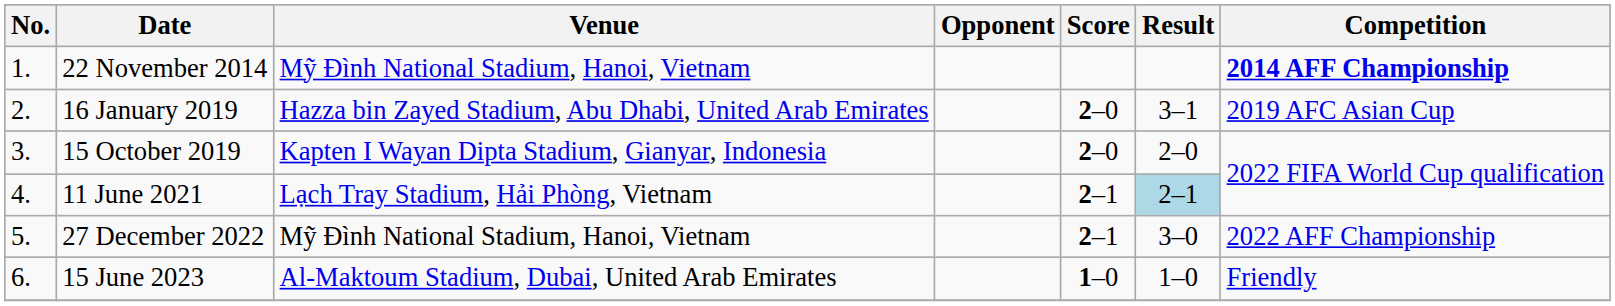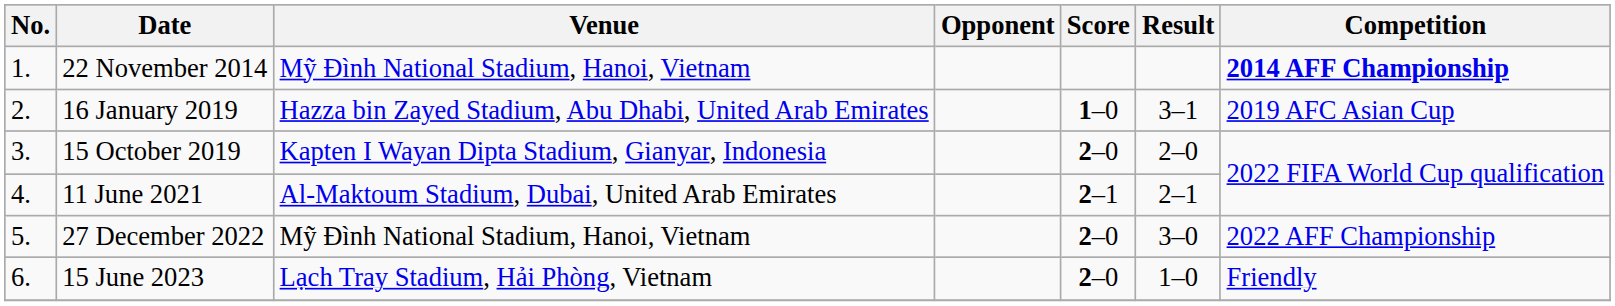(1098, 109) 2–0 -> (1098, 109) 1–0
(496, 194) Lạch Tray Stadium, Hải Phòng, Vietnam -> (558, 194) Al-Maktoum Stadium, Dubai, United Arab Emirates
(1178, 194) lightblue background -> (1178, 194) no background
(1098, 236) 2–1 -> (1098, 236) 2–0
(558, 278) Al-Maktoum Stadium, Dubai, United Arab Emirates -> (496, 278) Lạch Tray Stadium, Hải Phòng, Vietnam
(1098, 278) 1–0 -> (1098, 278) 2–0
